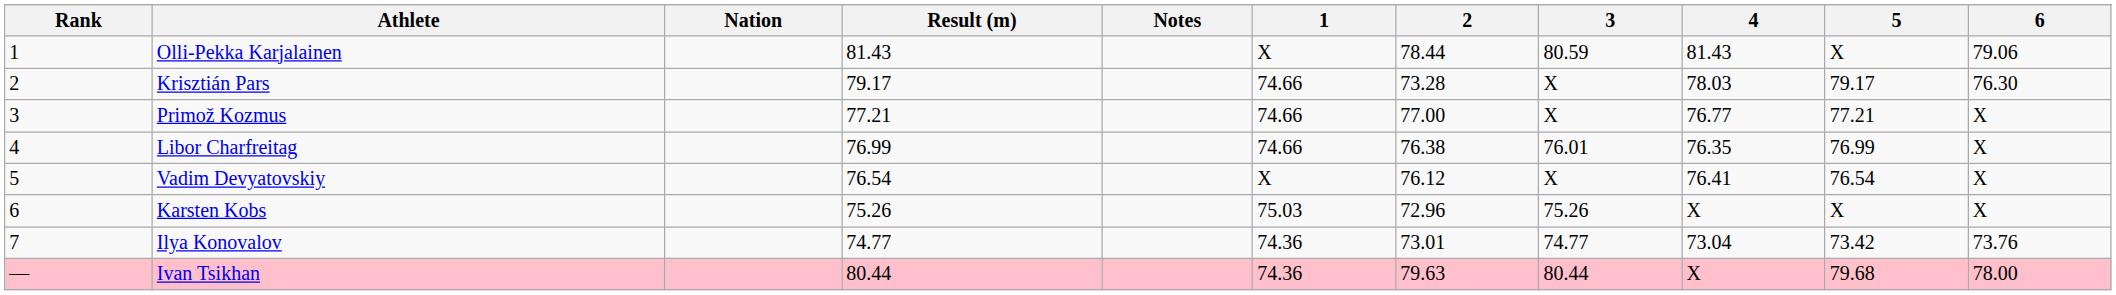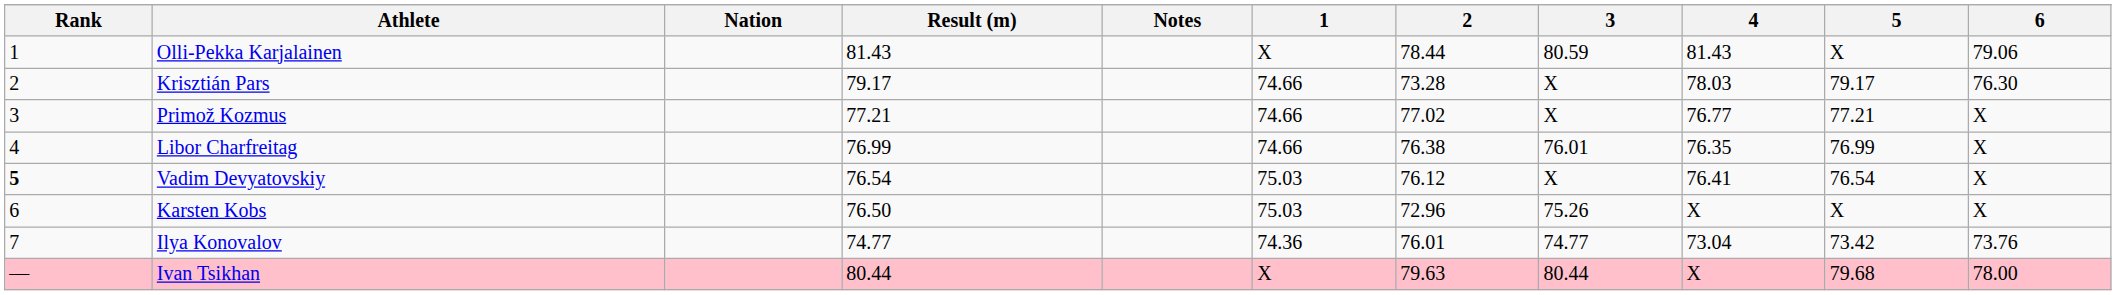(1423, 115) 77.00 -> (1423, 115) 77.02
(14, 178) normal -> (14, 178) bold
(1264, 178) X -> (1280, 178) 75.03
(869, 210) 75.26 -> (869, 210) 76.50
(1423, 242) 73.01 -> (1423, 242) 76.01
(1280, 274) 74.36 -> (1264, 274) X
